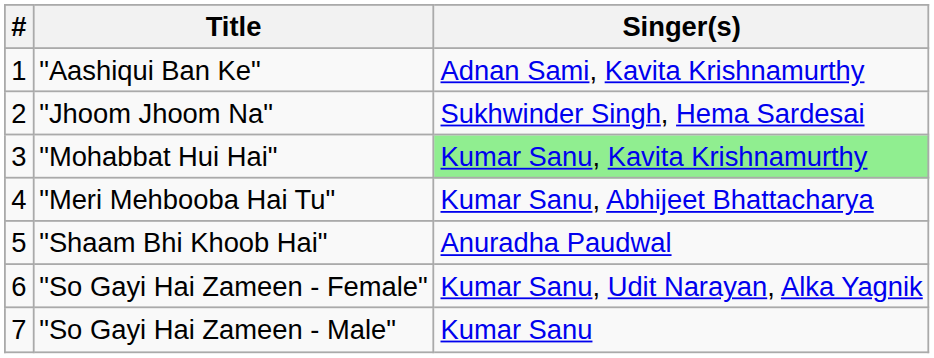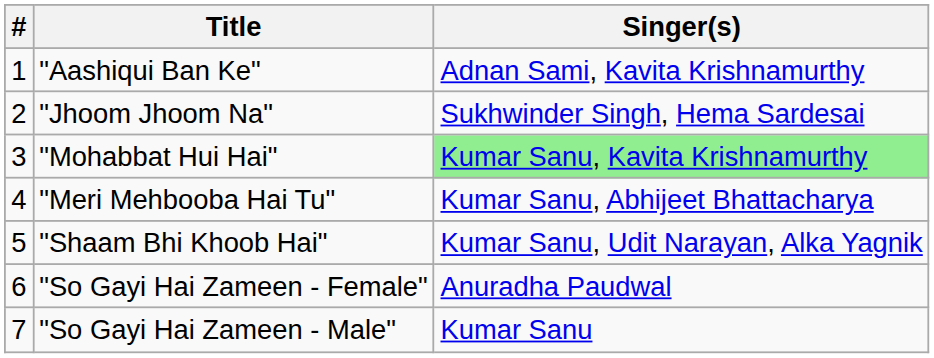(556, 243) Anuradha Paudwal -> (682, 243) Kumar Sanu, Udit Narayan, Alka Yagnik
(682, 287) Kumar Sanu, Udit Narayan, Alka Yagnik -> (556, 287) Anuradha Paudwal
